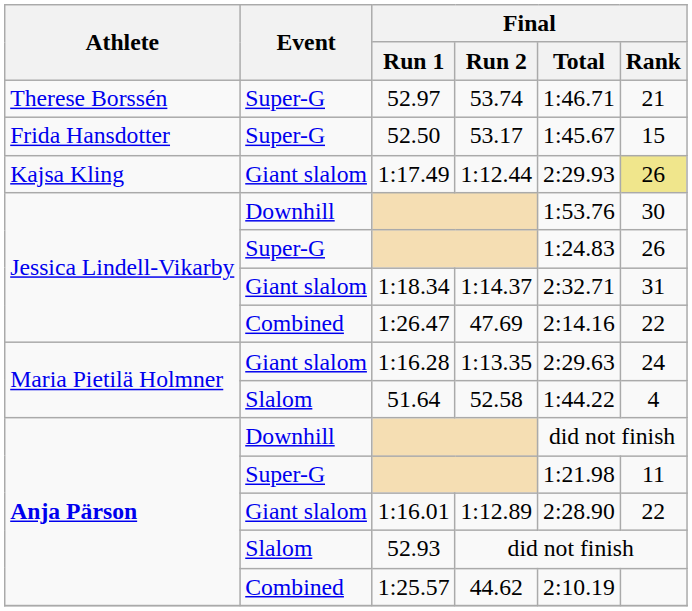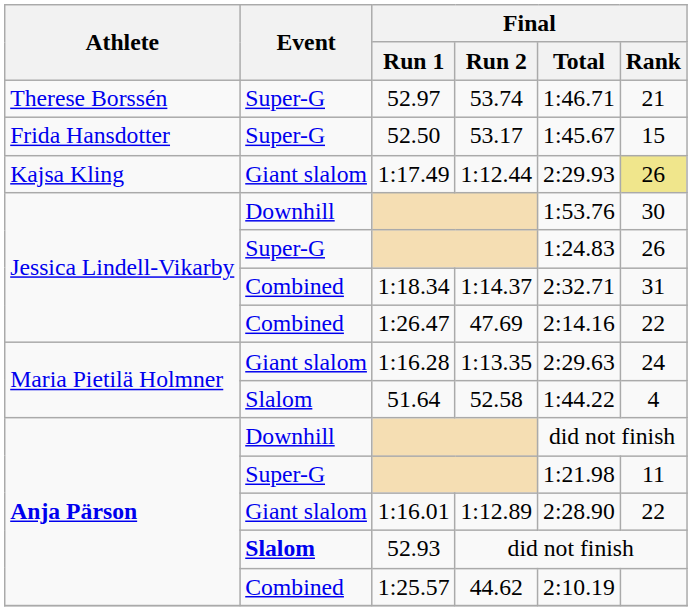(306, 286) Giant slalom -> (295, 286) Combined
(279, 549) normal -> (280, 549) bold
